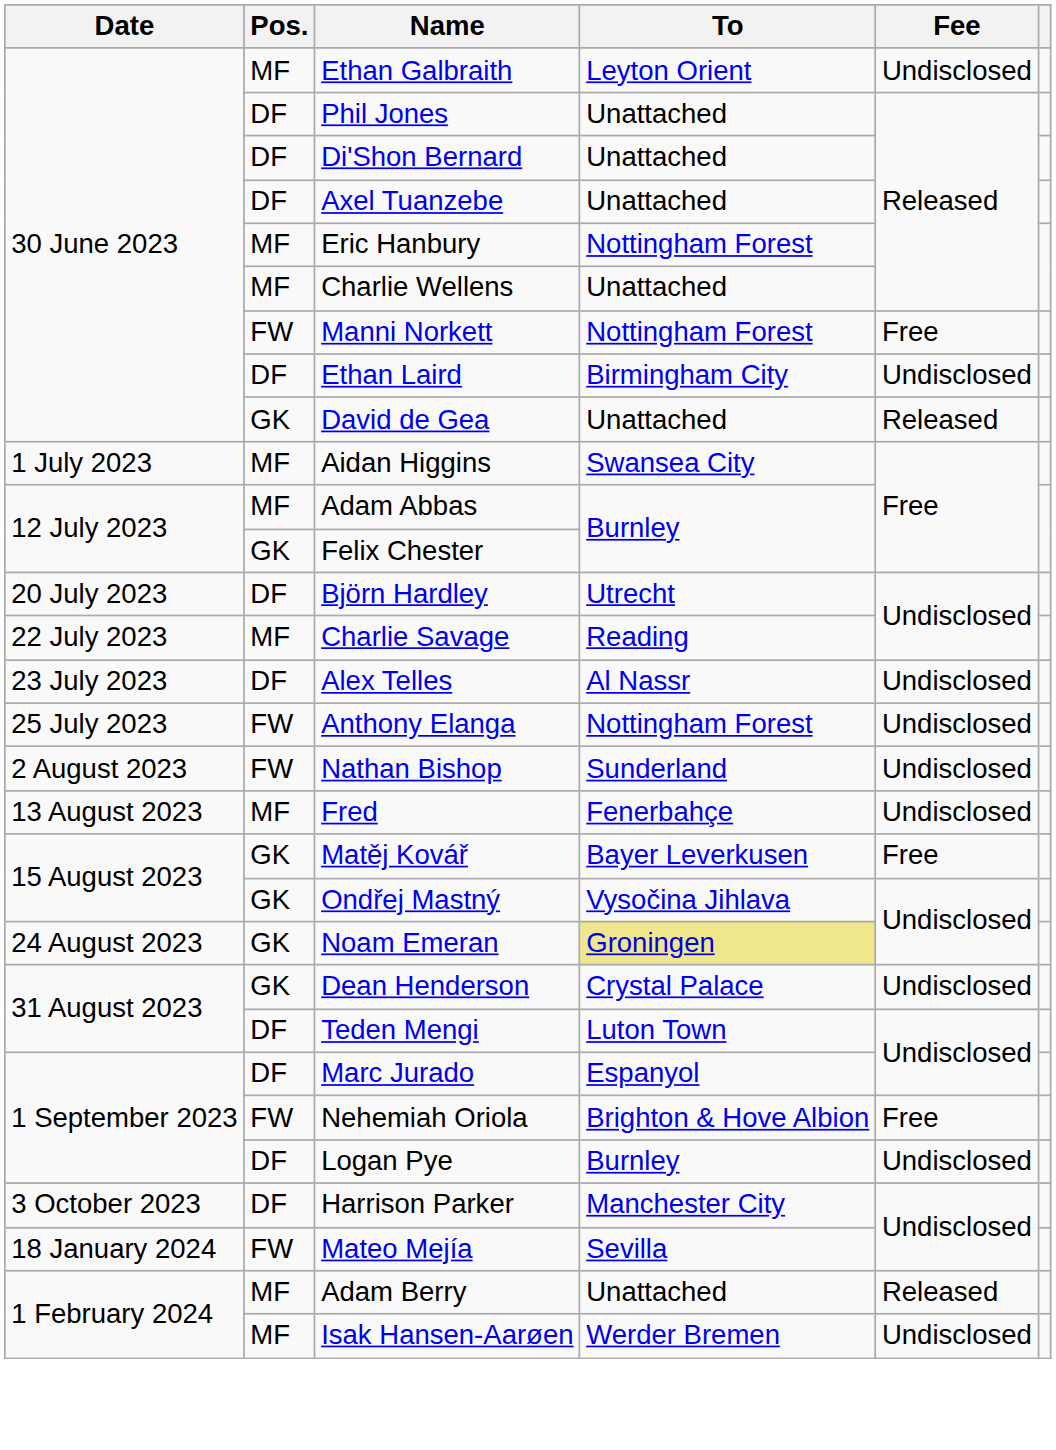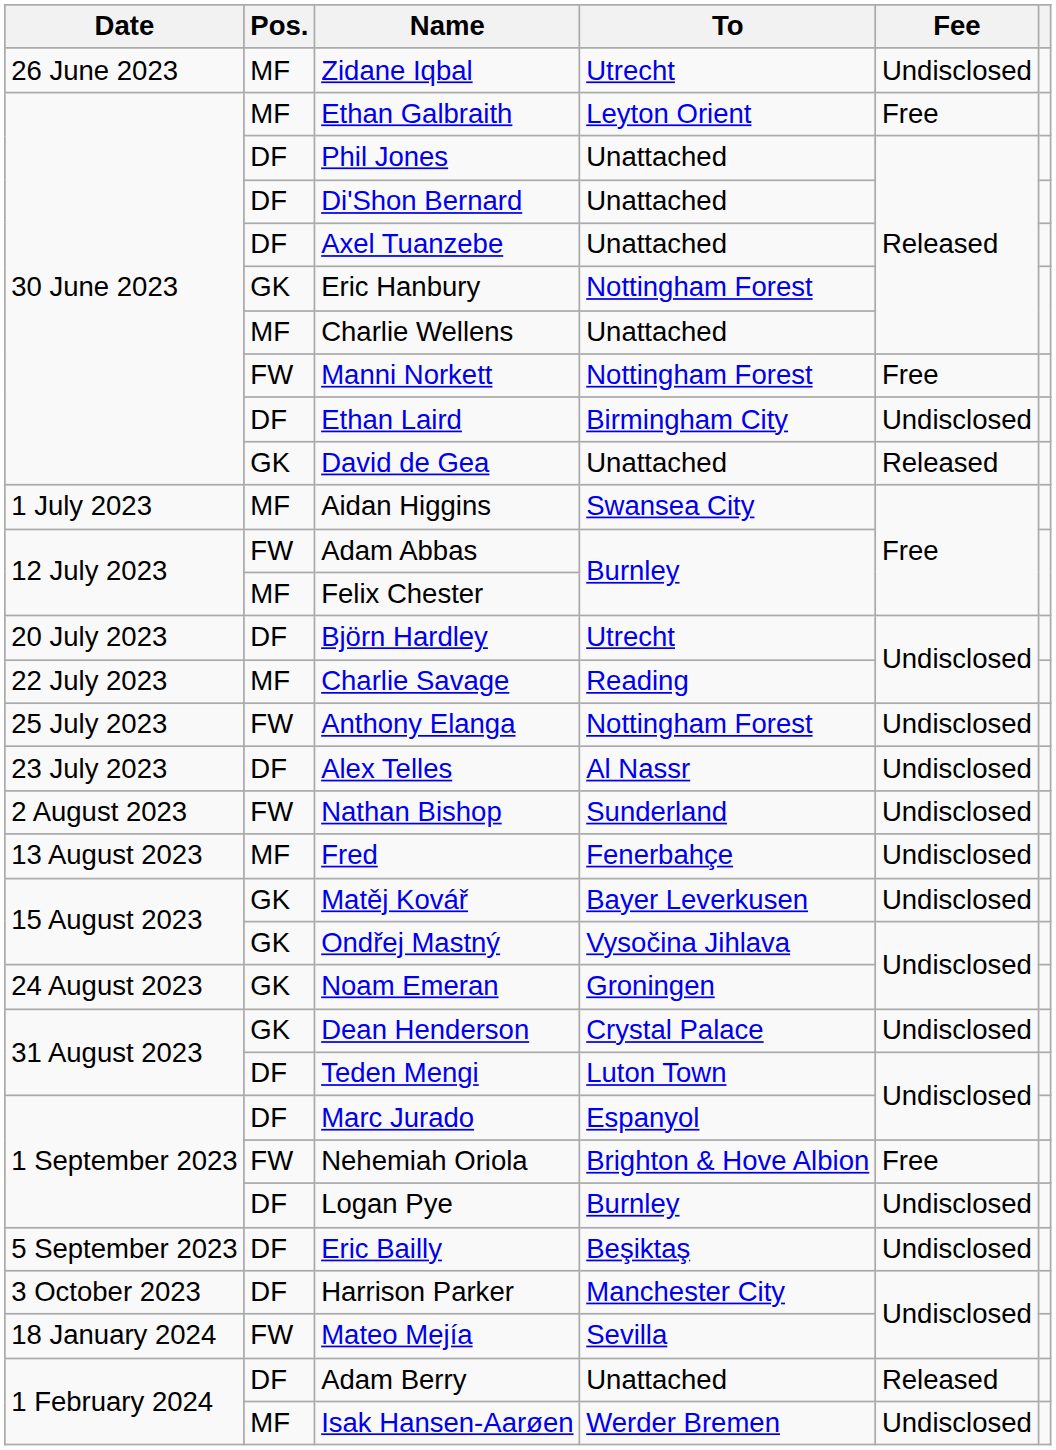+ row: (397, 69)
(957, 69) Undisclosed -> (910, 113) Free
(270, 244) MF -> (270, 288) GK
(270, 506) MF -> (272, 550) FW
(270, 550) GK -> (270, 593) MF
rows swapped: (387, 680) <-> (418, 724)
(910, 855) Free -> (957, 899) Undisclosed
(650, 942) khaki background -> (650, 986) no background
+ row: (382, 1248)
(270, 1292) MF -> (269, 1379) DF
